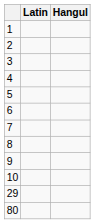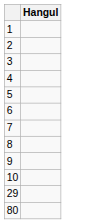- column: (36, 12)
